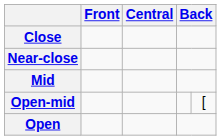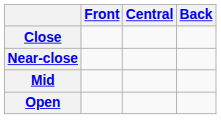- row: (43, 102)
